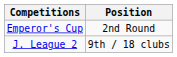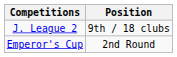rows swapped: (45, 44) <-> (45, 28)
